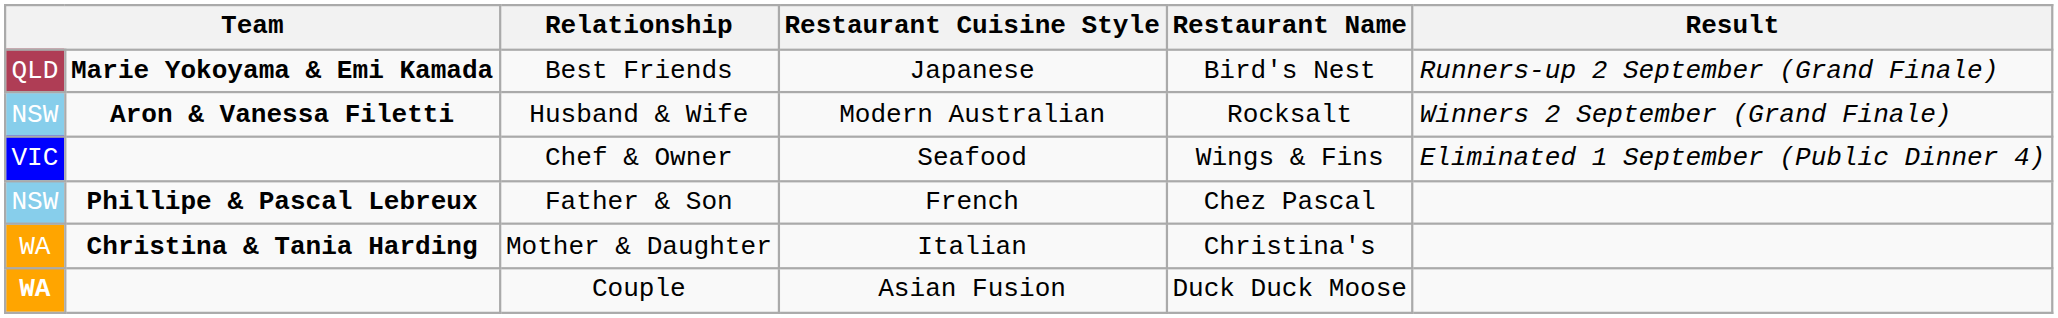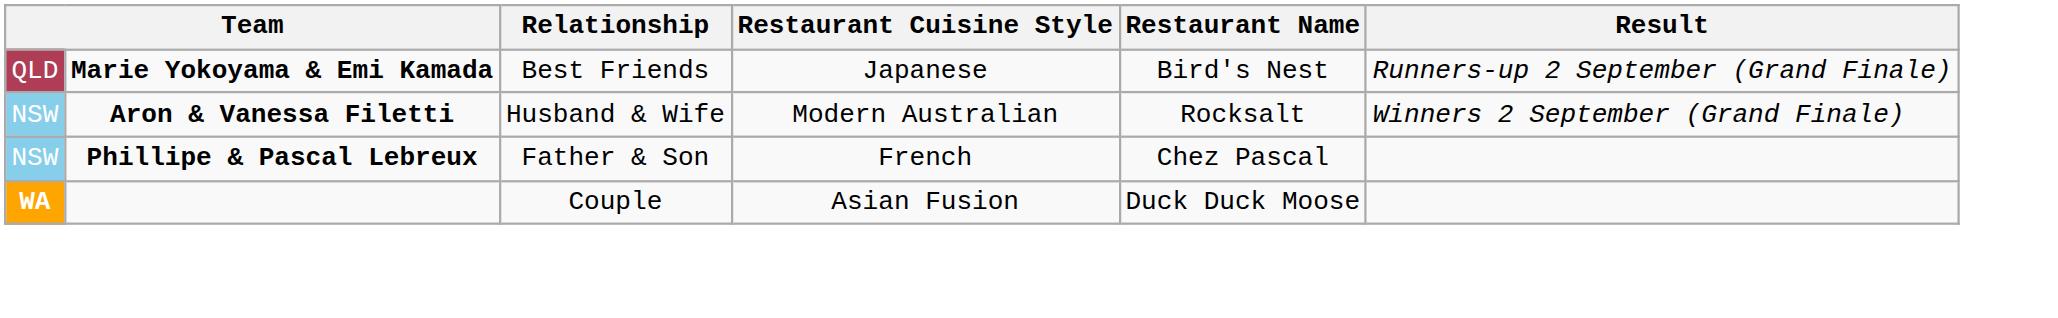- row: (639, 158)
- row: (639, 246)
